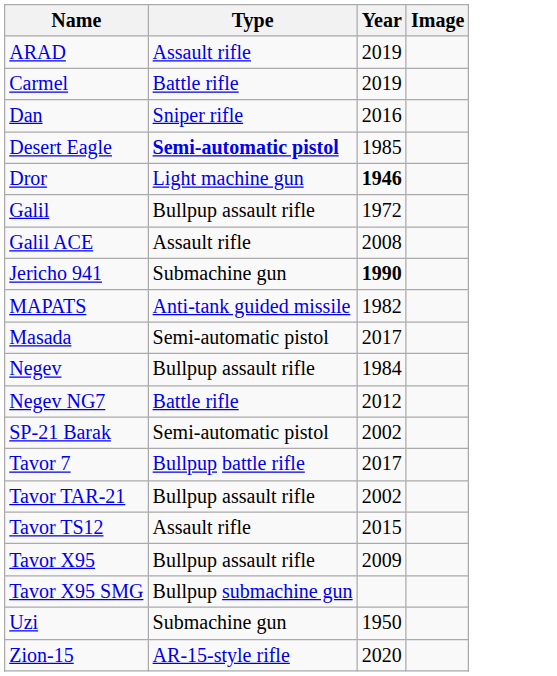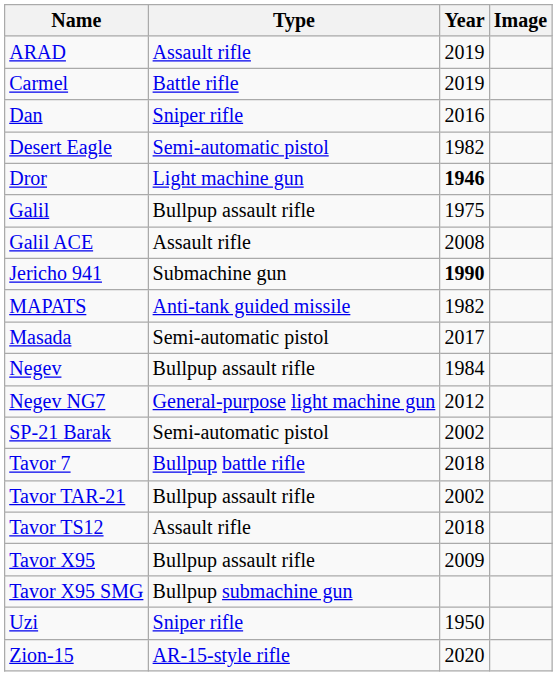(246, 147) bold -> (241, 147) normal
(382, 147) 1985 -> (465, 147) 1982
(382, 210) 1972 -> (465, 210) 1975
(196, 400) Battle rifle -> (294, 400) General-purpose light machine gun
(382, 464) 2017 -> (465, 464) 2018
(382, 527) 2015 -> (465, 527) 2018
(220, 623) Submachine gun -> (198, 623) Sniper rifle
